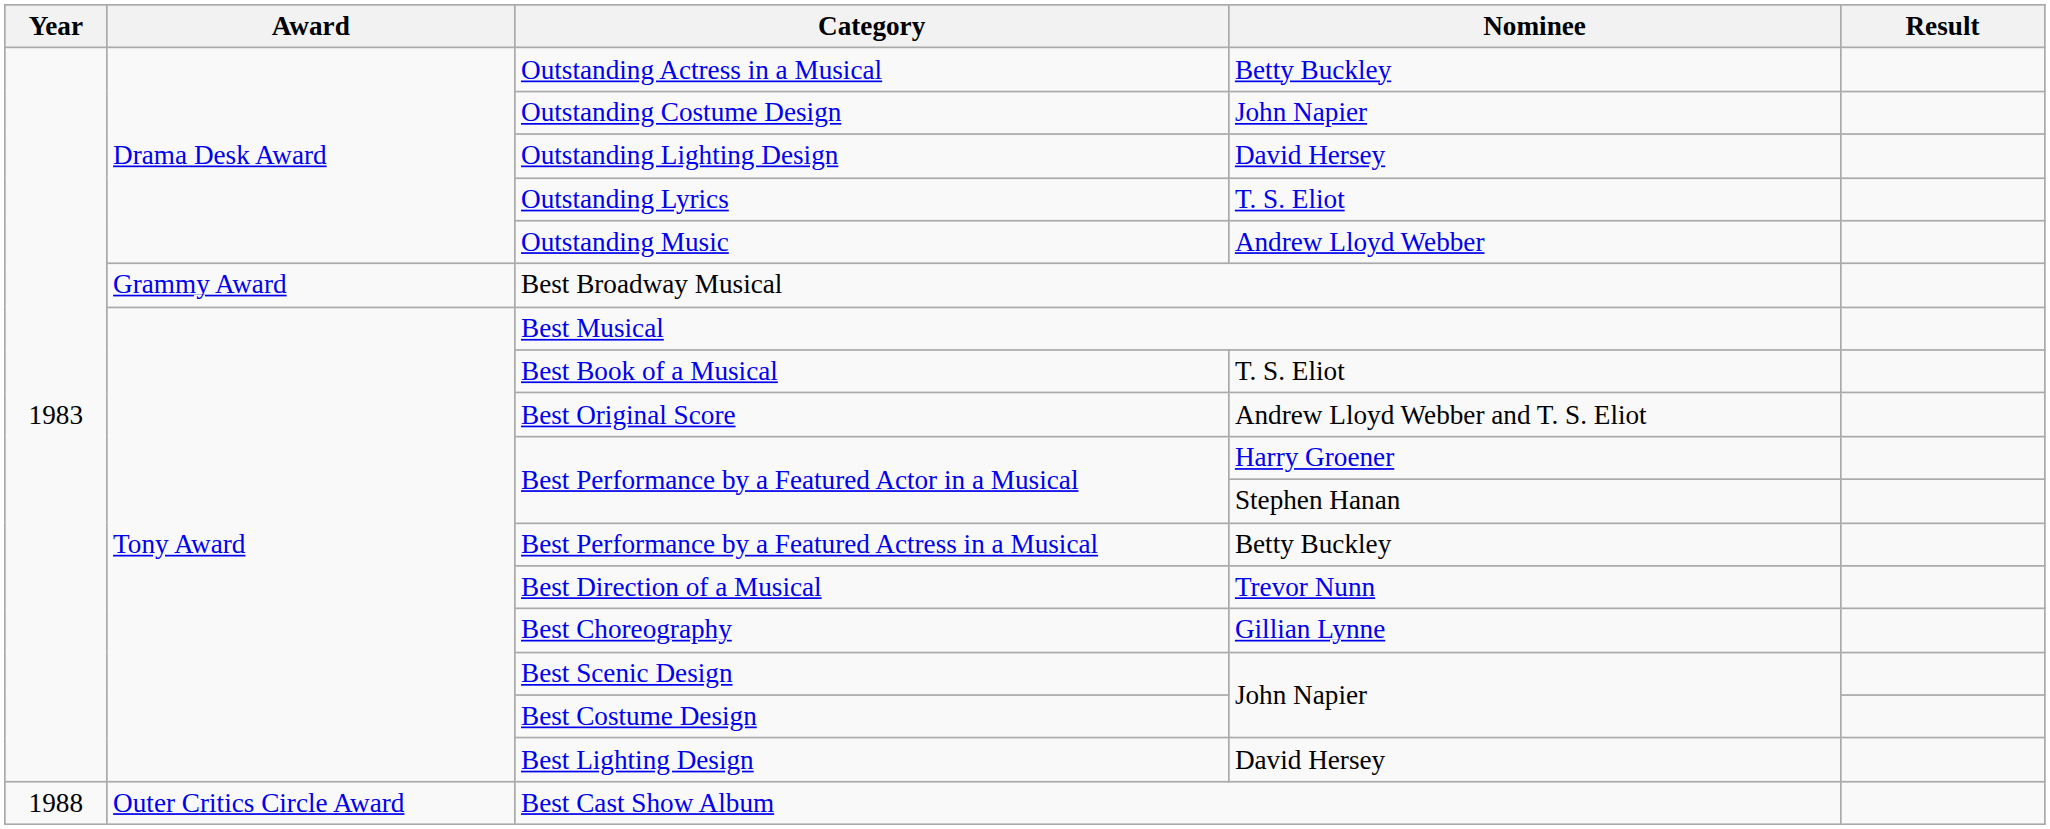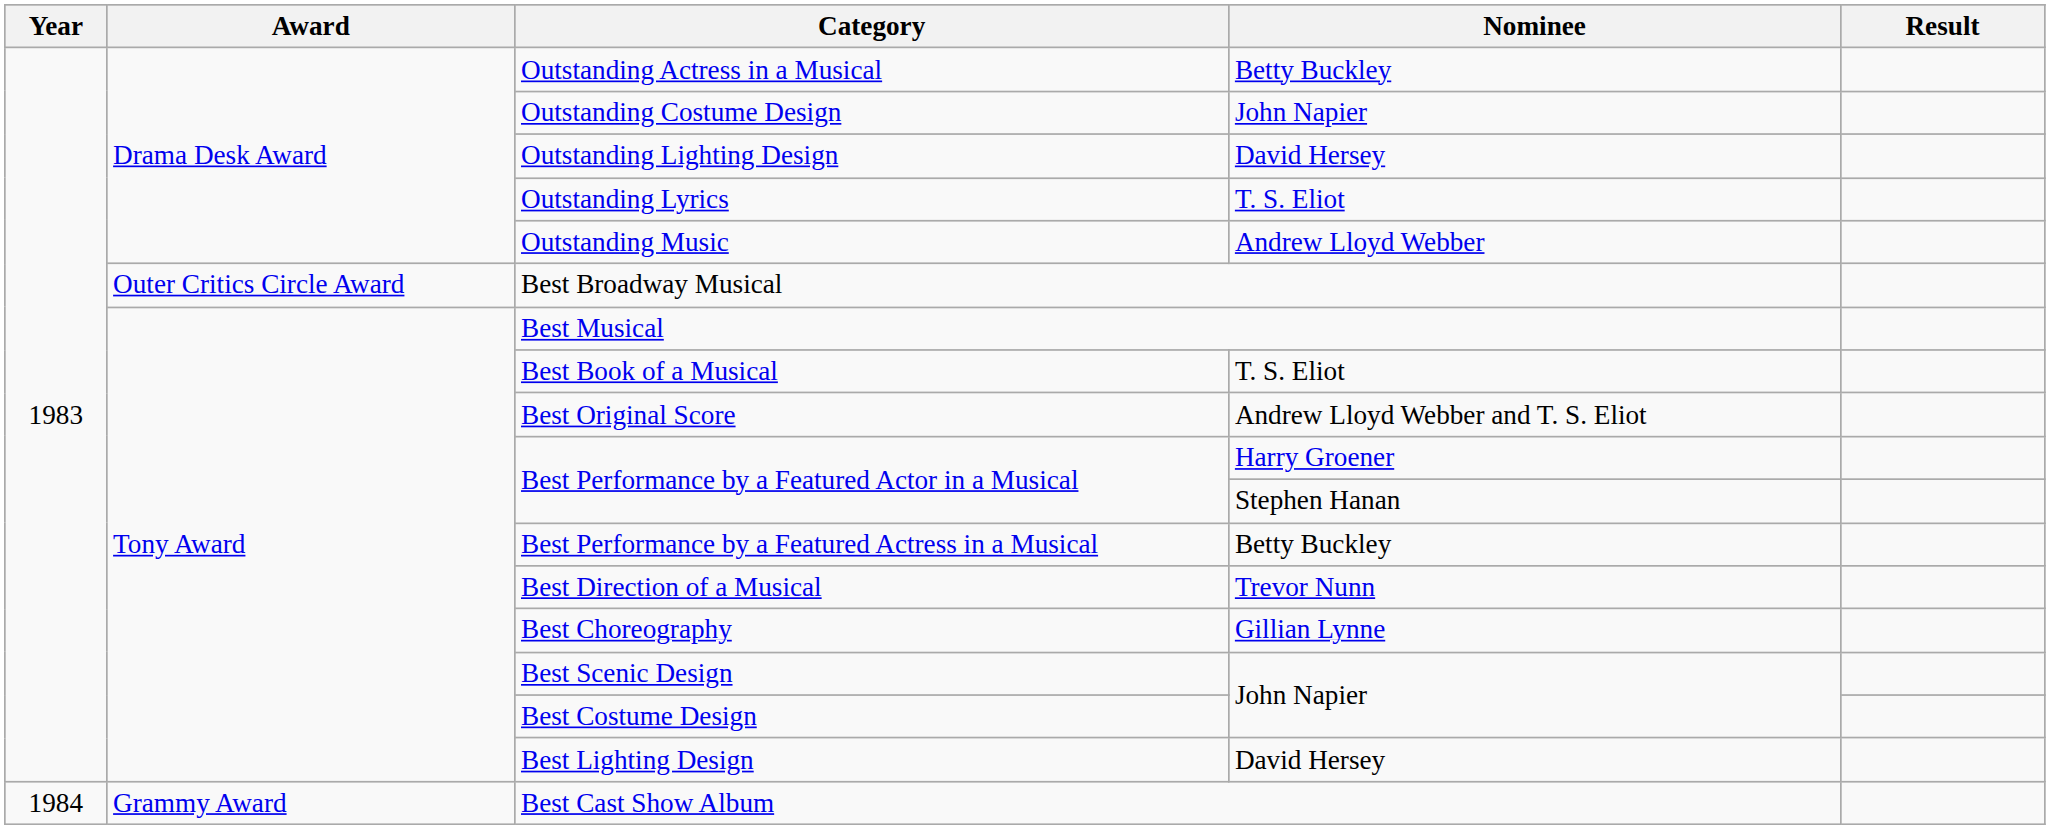(200, 284) Grammy Award -> (259, 284) Outer Critics Circle Award
(56, 802) 1988 -> (56, 802) 1984
(259, 802) Outer Critics Circle Award -> (200, 802) Grammy Award
